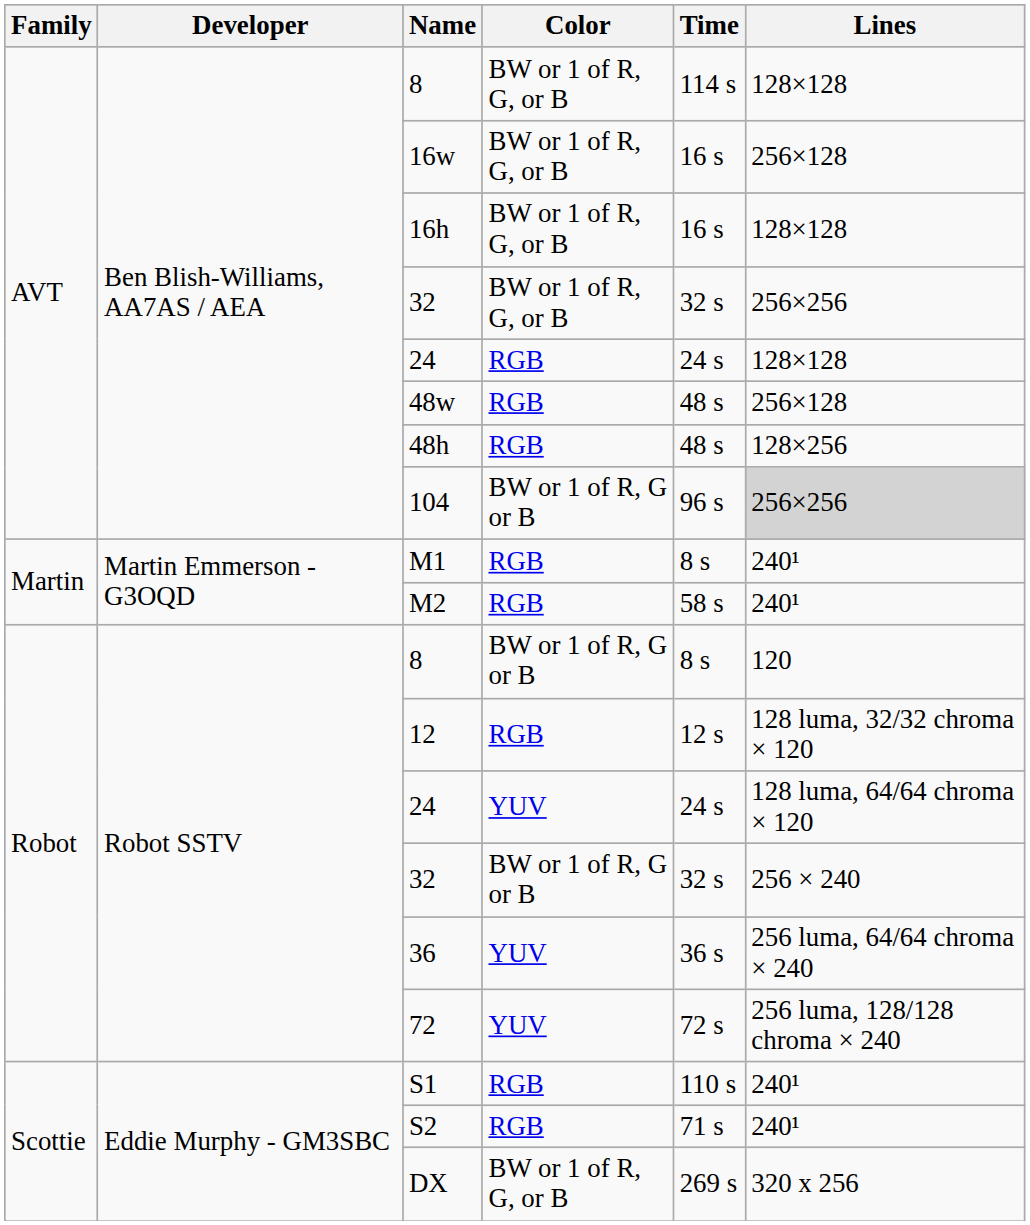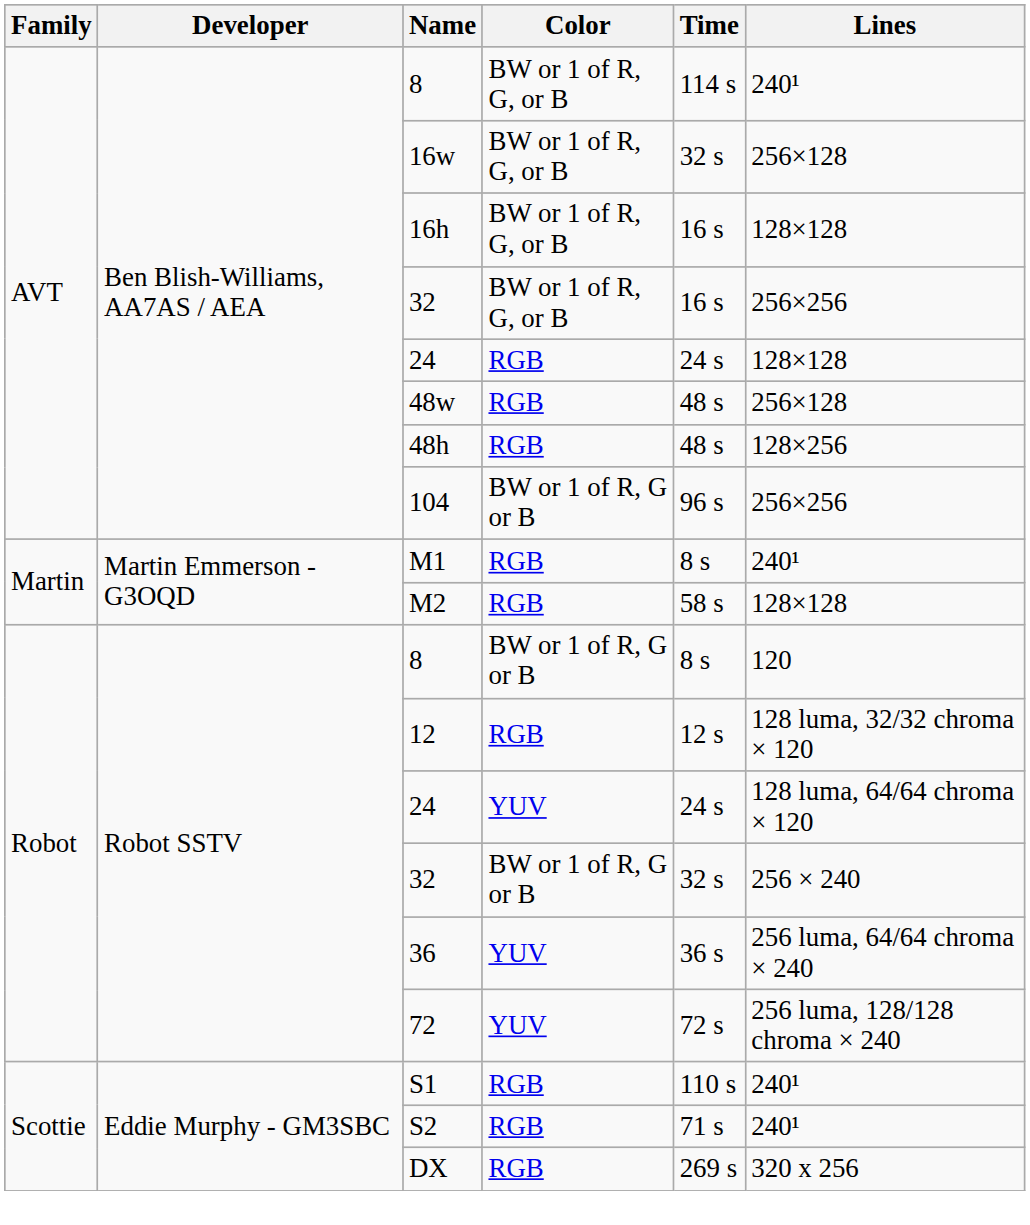(799, 83) 128×128 -> (775, 83) 240¹
(702, 156) 16 s -> (702, 156) 32 s
(702, 302) 32 s -> (702, 302) 16 s
(799, 502) lightgrey background -> (799, 502) no background
(775, 603) 240¹ -> (799, 603) 128×128
(565, 1183) BW or 1 of R, G, or B -> (516, 1168) RGB
